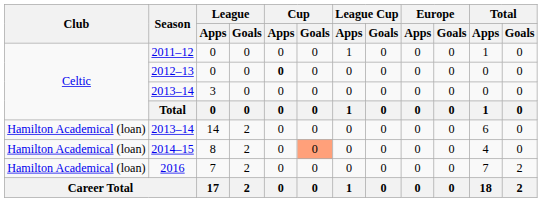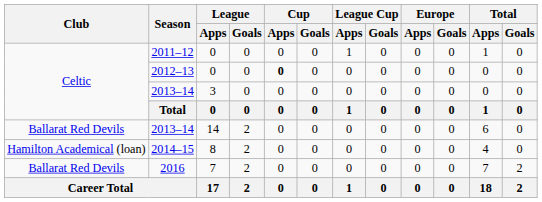(76, 129) Hamilton Academical (loan) -> (76, 129) Ballarat Red Devils
(315, 149) lightsalmon background -> (315, 149) no background
(76, 168) Hamilton Academical (loan) -> (76, 168) Ballarat Red Devils
